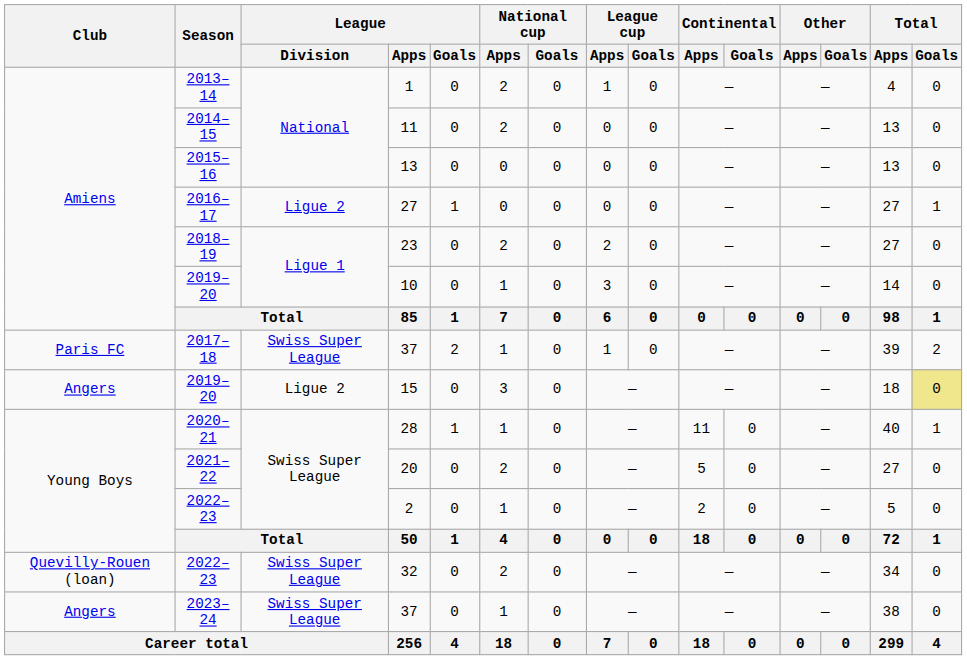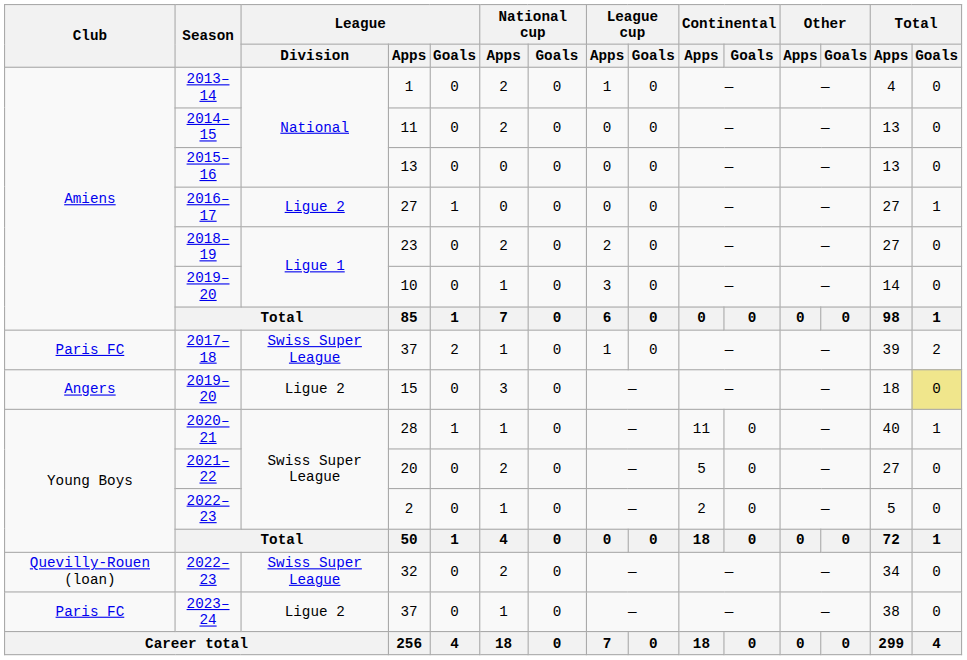(90, 612) Angers -> (90, 612) Paris FC
(315, 612) Swiss Super League -> (315, 612) Ligue 2
